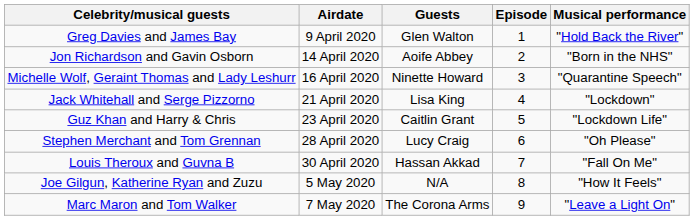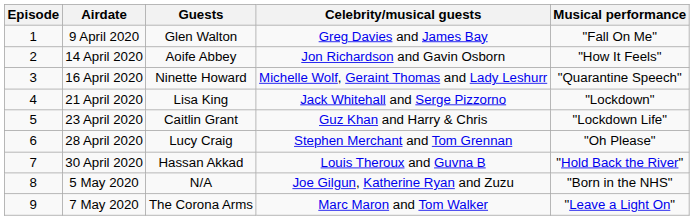columns swapped: (521, 15) <-> (152, 15)
(620, 36) "Hold Back the River" -> (620, 36) "Fall On Me"
(620, 57) "Born in the NHS" -> (620, 57) "How It Feels"
(620, 162) "Fall On Me" -> (620, 162) "Hold Back the River"
(620, 183) "How It Feels" -> (620, 183) "Born in the NHS"
